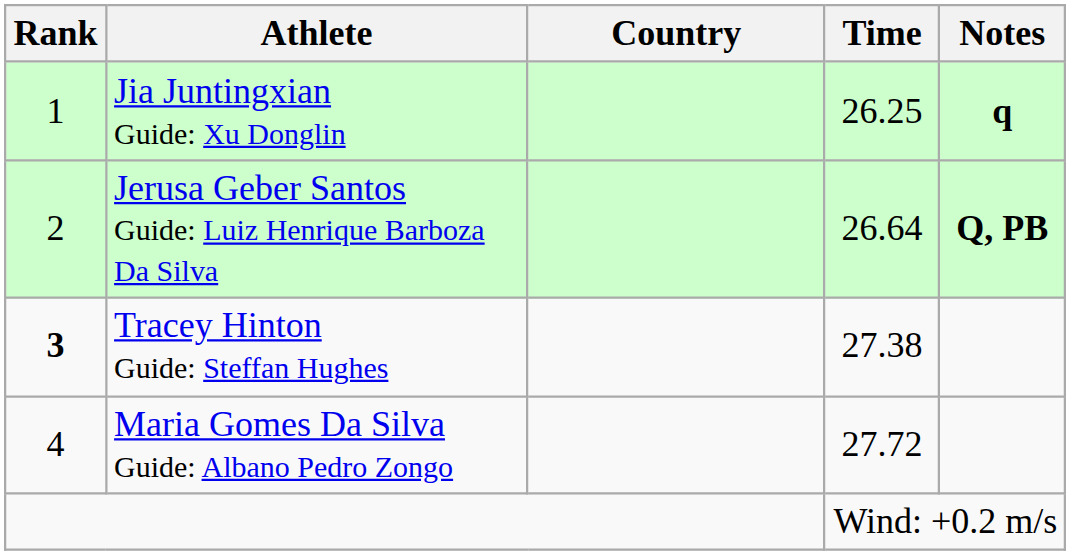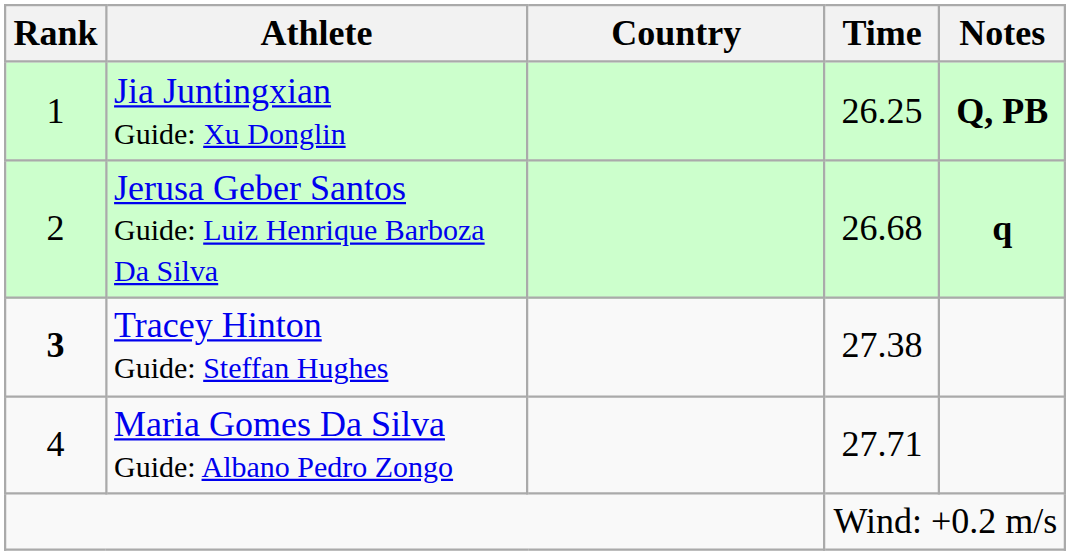(1002, 110) q -> (1002, 110) Q, PB
(882, 228) 26.64 -> (882, 228) 26.68
(1002, 228) Q, PB -> (1002, 228) q
(882, 443) 27.72 -> (882, 443) 27.71
